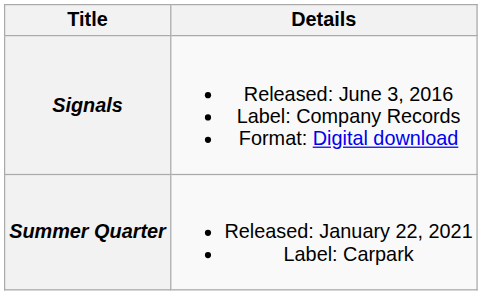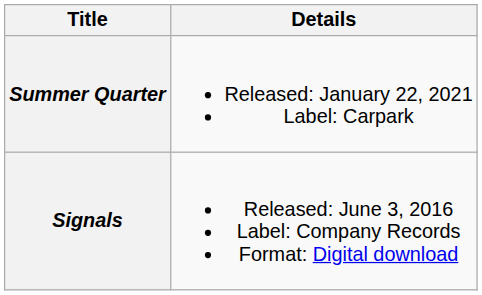rows swapped: (87, 105) <-> (87, 231)
